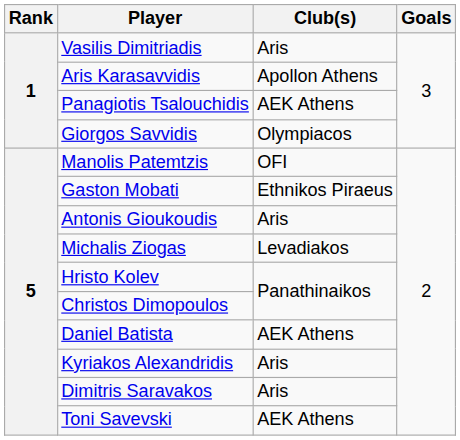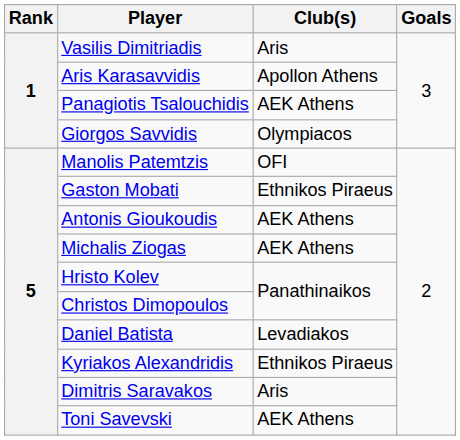(273, 219) Aris -> (305, 219) AEK Athens
(303, 248) Levadiakos -> (305, 248) AEK Athens
(305, 334) AEK Athens -> (303, 334) Levadiakos
(273, 362) Aris -> (325, 362) Ethnikos Piraeus
